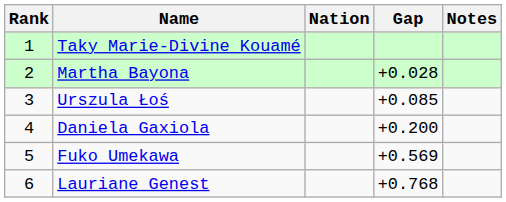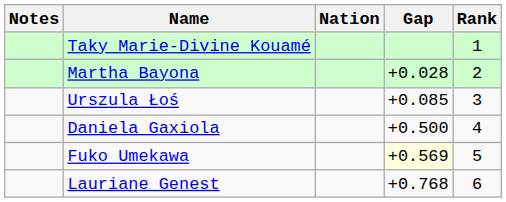columns swapped: (29, 18) <-> (472, 18)
(408, 129) +0.200 -> (418, 129) +0.500
(408, 156) no background -> (418, 156) lightyellow background
